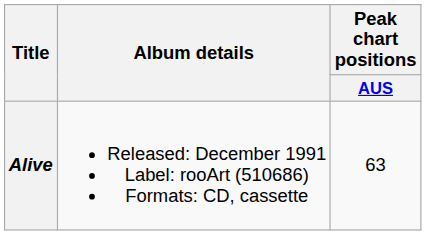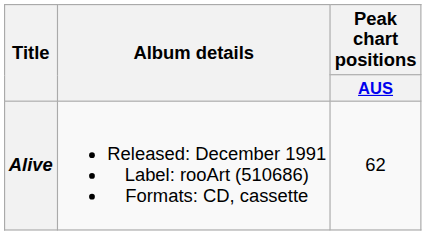(376, 165) 63 -> (376, 165) 62
